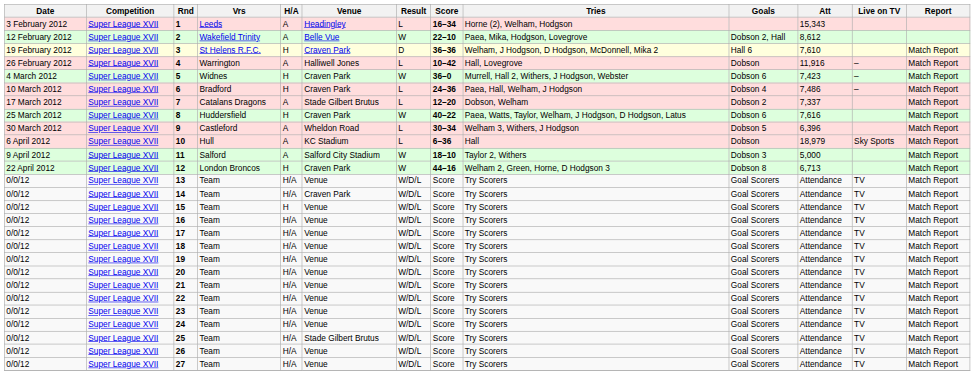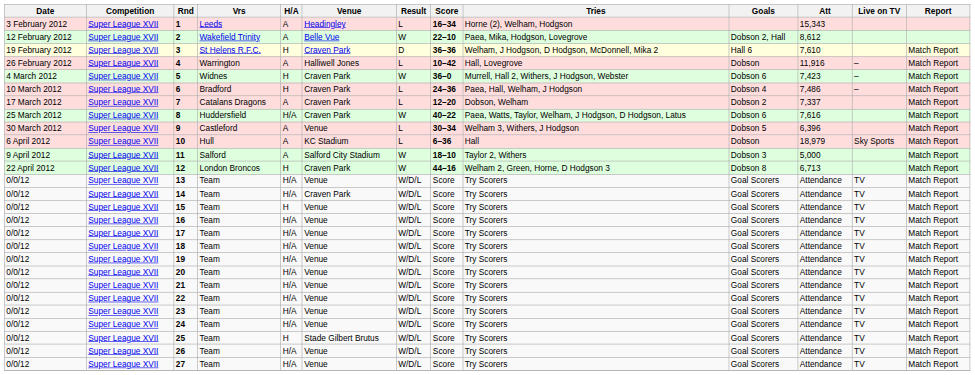(342, 102) Stade Gilbert Brutus -> (327, 102) Craven Park
(286, 115) H -> (290, 115) H/A
(332, 128) Wheldon Road -> (316, 128) Venue
(290, 337) H/A -> (286, 337) H
